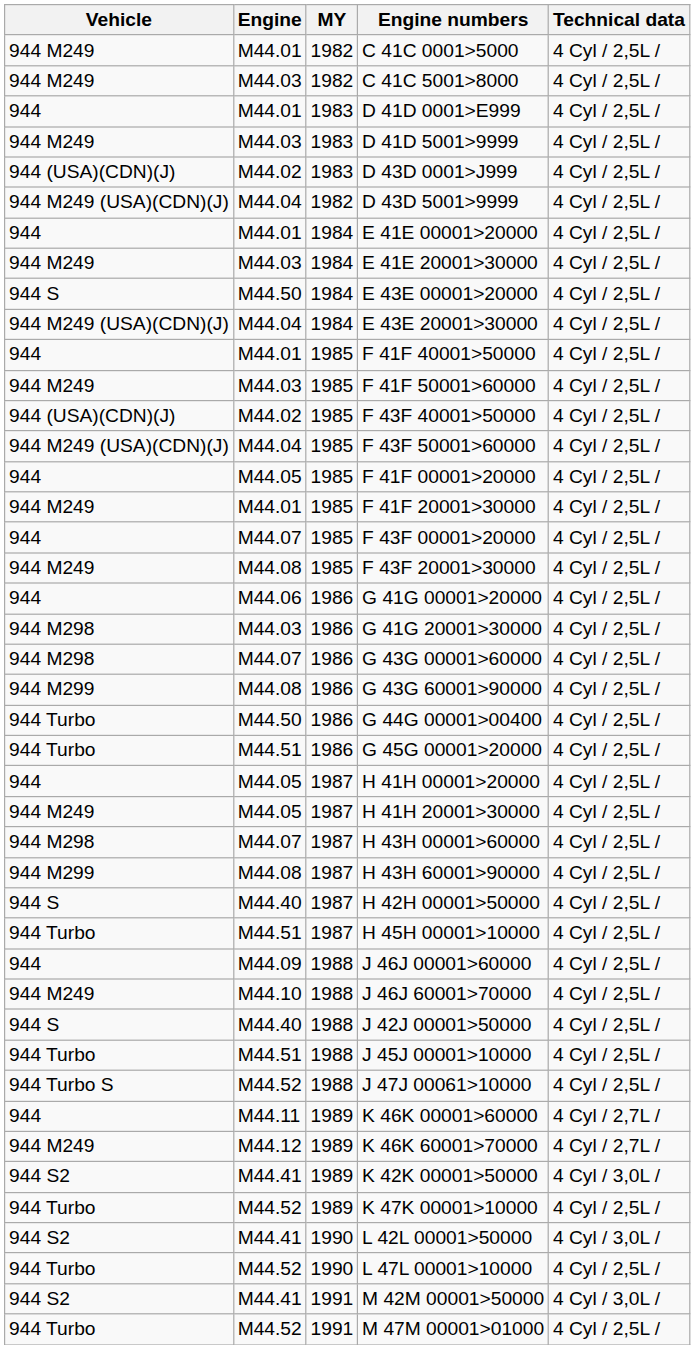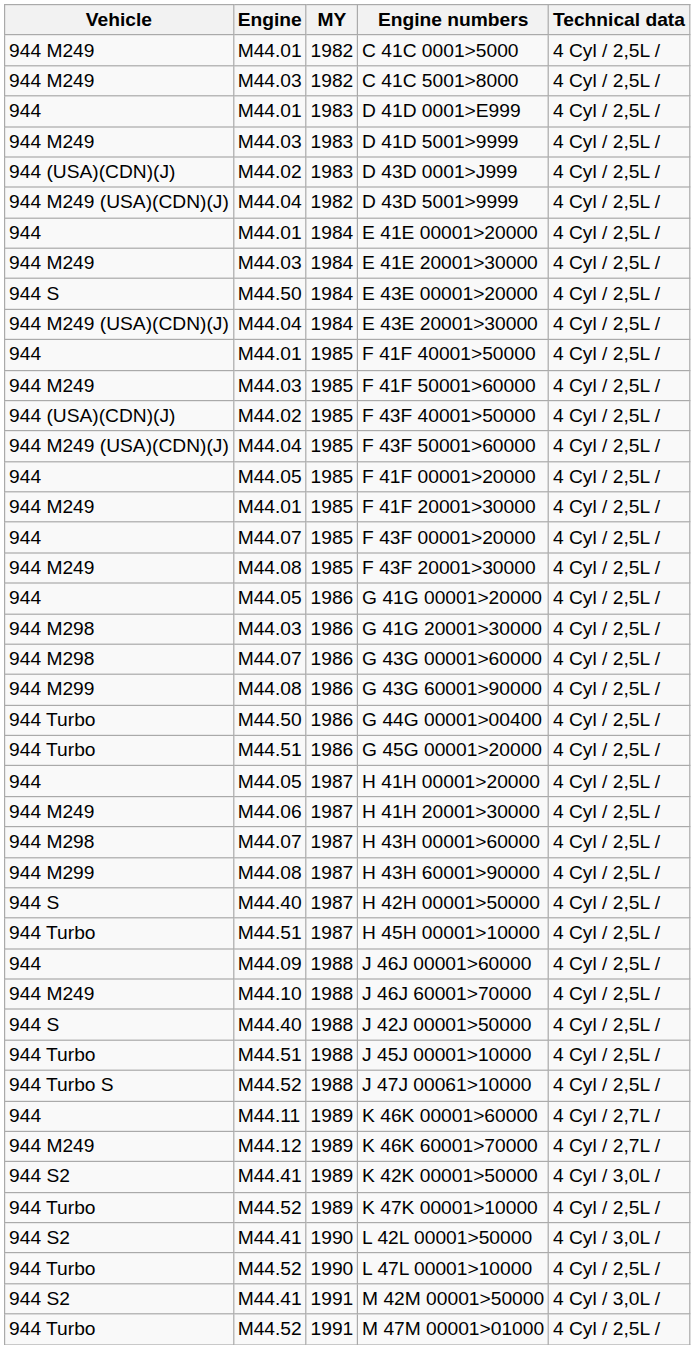(270, 598) M44.06 -> (270, 598) M44.05
(270, 811) M44.05 -> (270, 811) M44.06
